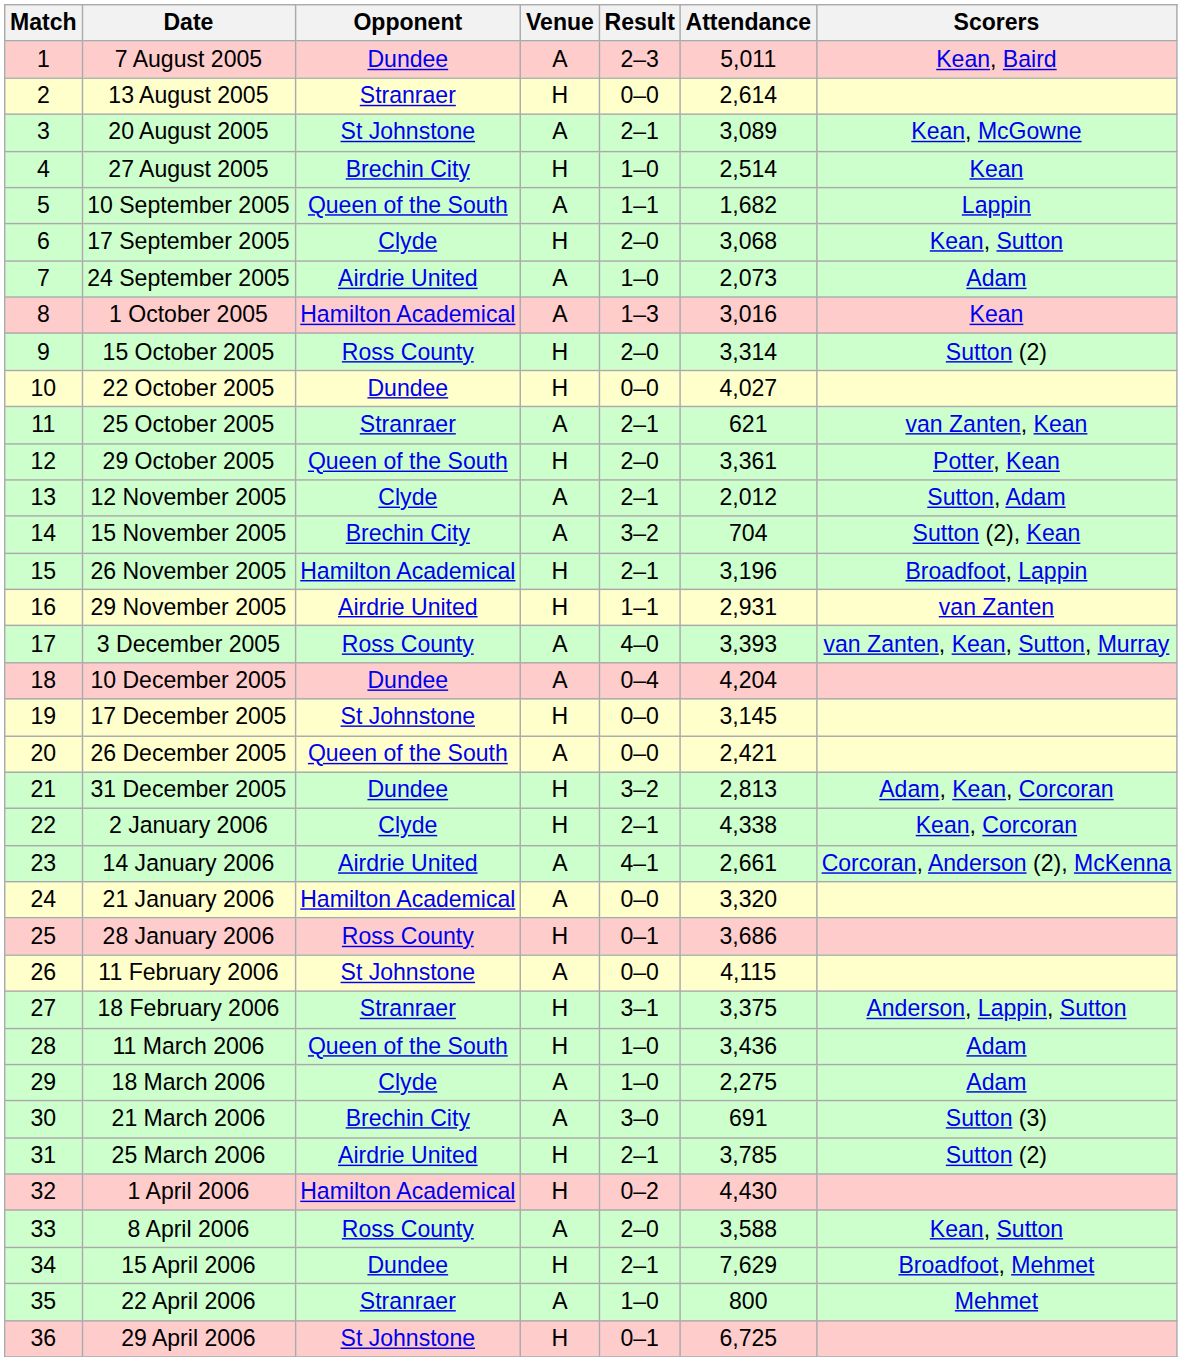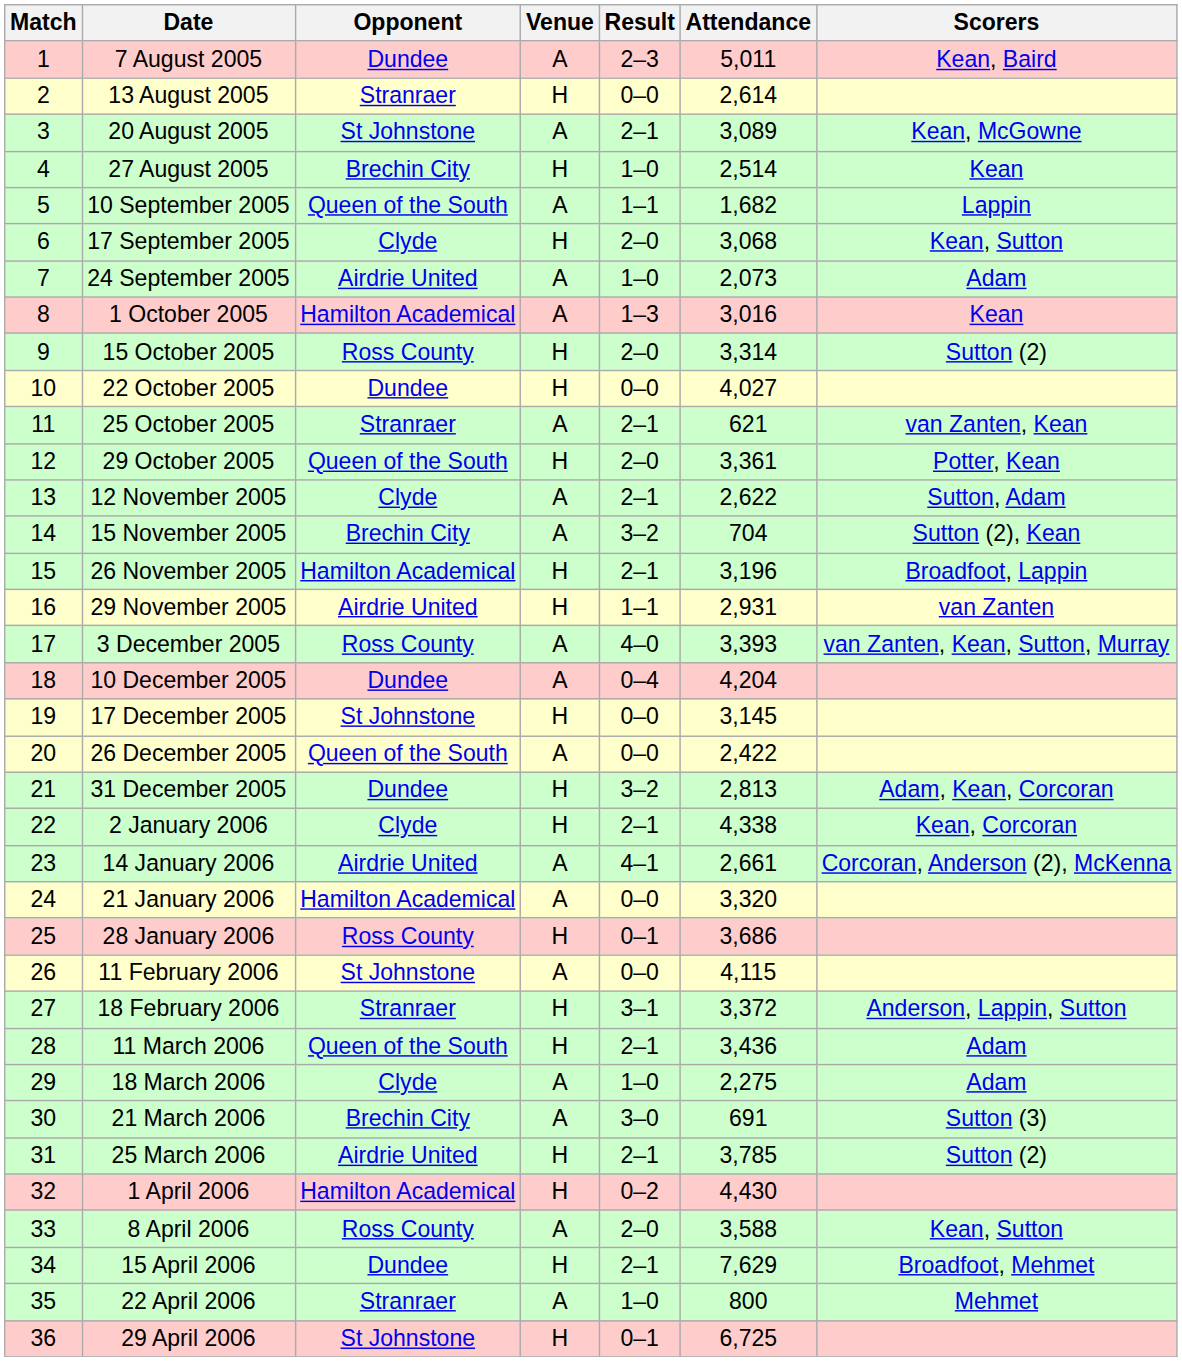(748, 497) 2,012 -> (748, 497) 2,622
(748, 753) 2,421 -> (748, 753) 2,422
(748, 1009) 3,375 -> (748, 1009) 3,372
(640, 1045) 1–0 -> (640, 1045) 2–1
